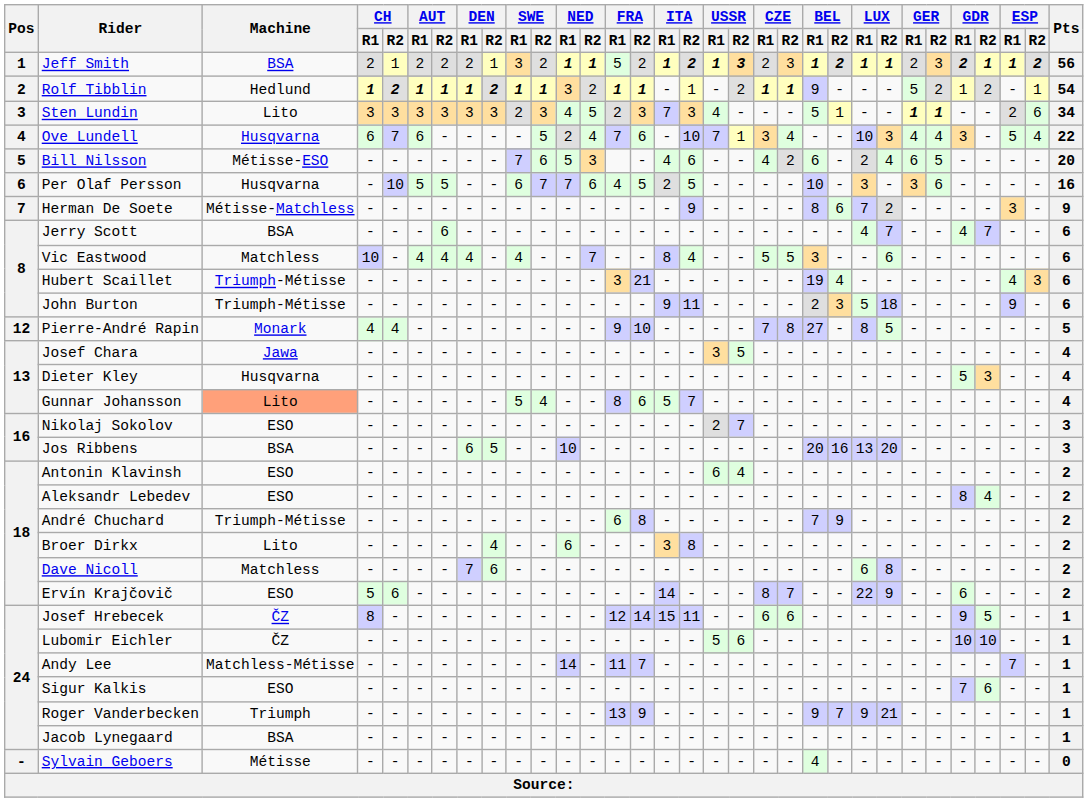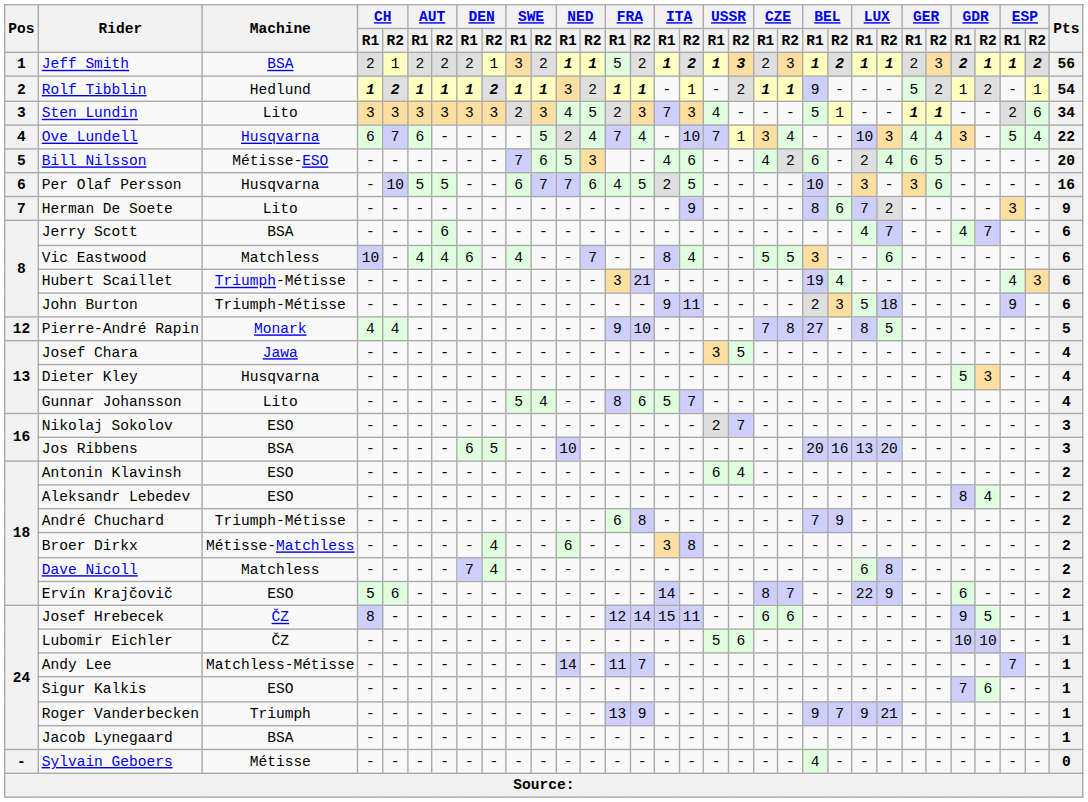(642, 137) 6 -> (642, 137) 4
(280, 209) Métisse-Matchless -> (280, 209) Lito
(469, 257) 4 -> (469, 257) 6
(280, 401) lightsalmon background -> (280, 401) no background
(280, 546) Lito -> (280, 546) Métisse-Matchless
(494, 570) 6 -> (494, 570) 4
